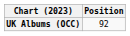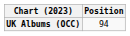(104, 24) 92 -> (104, 24) 94
